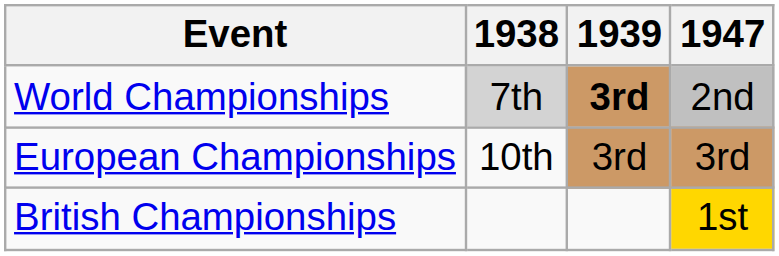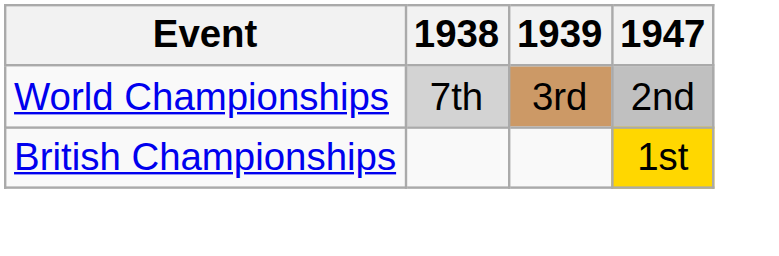(619, 95) bold -> (560, 95) normal
- row: (235, 156)
